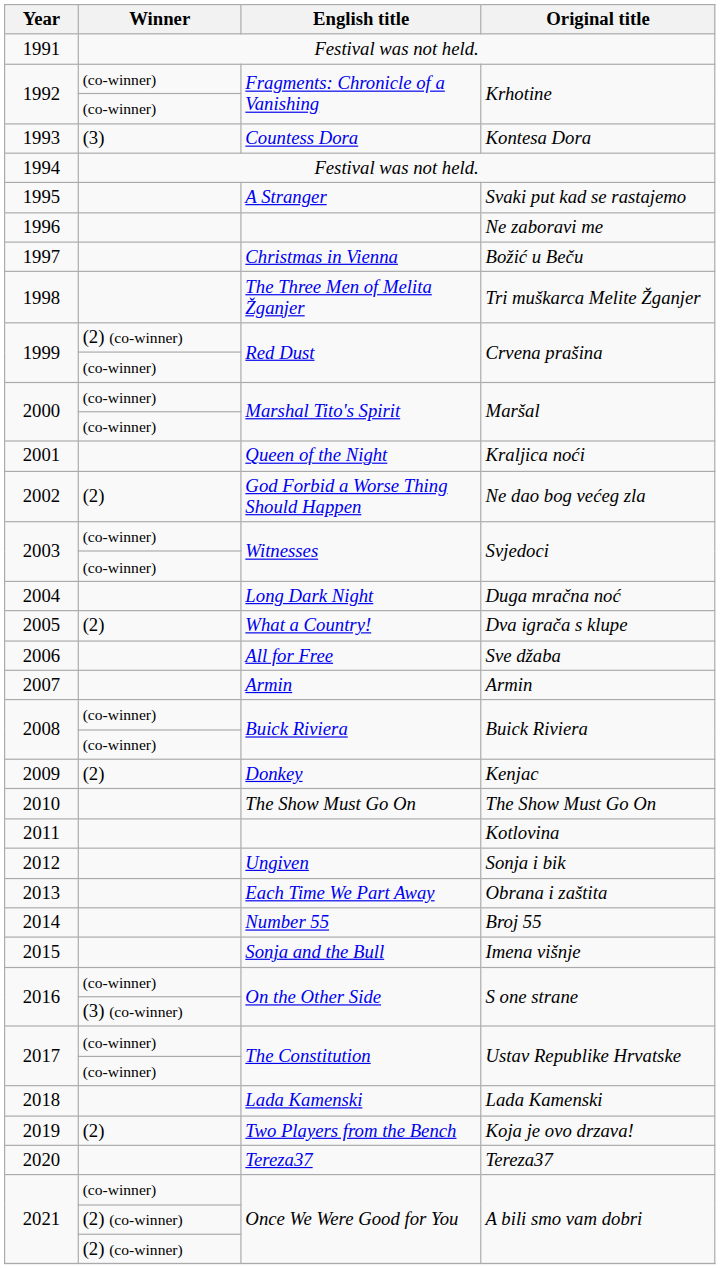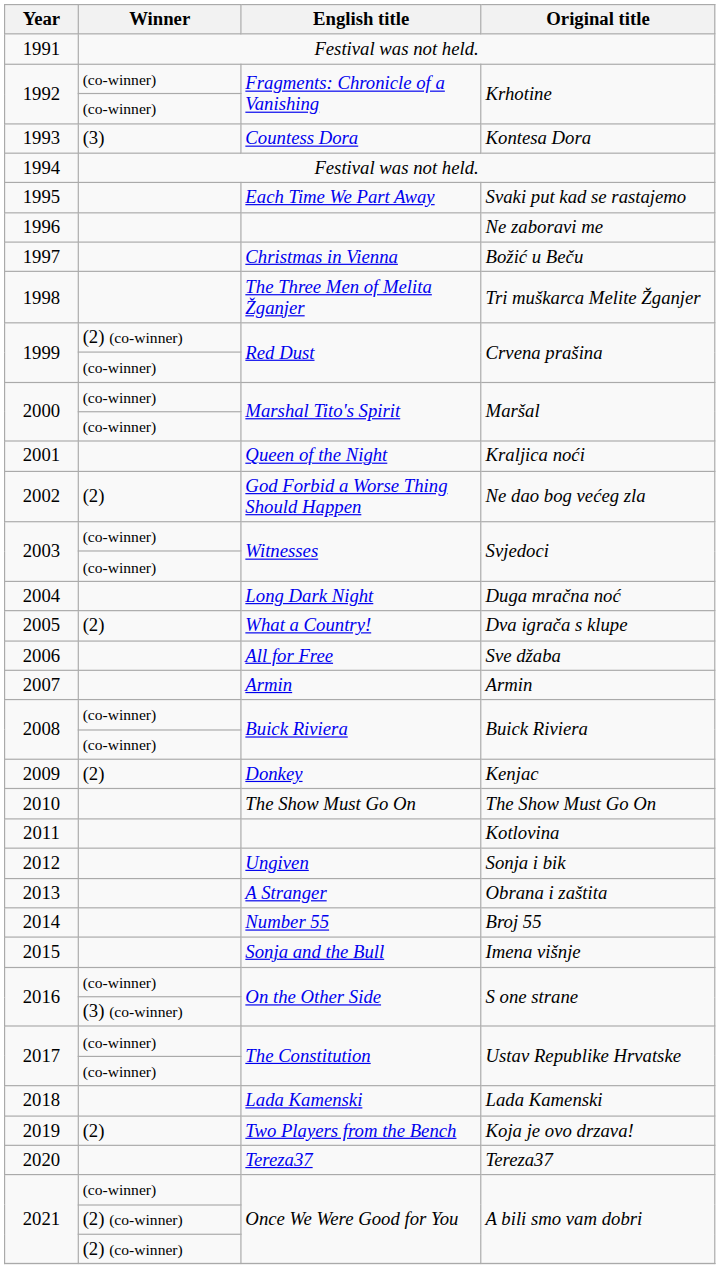(286, 197) A Stranger -> (340, 197) Each Time We Part Away
(340, 892) Each Time We Part Away -> (286, 892) A Stranger
